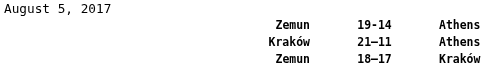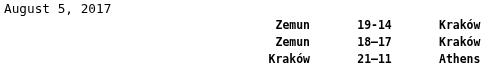(460, 25) Athens -> (460, 25) Kraków
rows swapped: (374, 42) <-> (374, 59)
